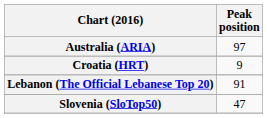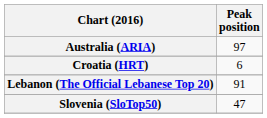(239, 65) 9 -> (239, 65) 6
